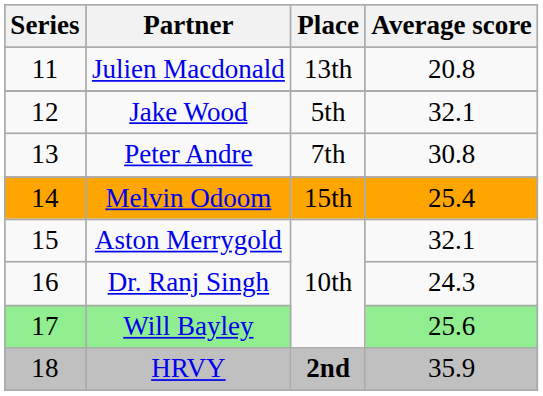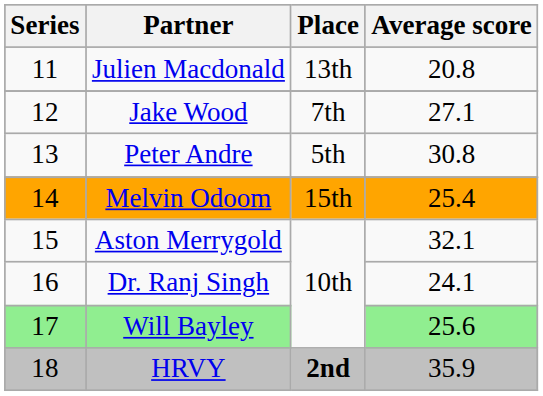(328, 111) 5th -> (328, 111) 7th
(452, 111) 32.1 -> (452, 111) 27.1
(328, 154) 7th -> (328, 154) 5th
(452, 283) 24.3 -> (452, 283) 24.1
